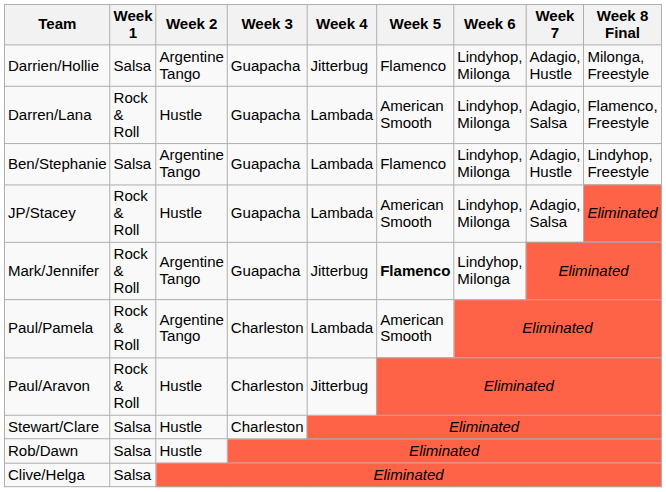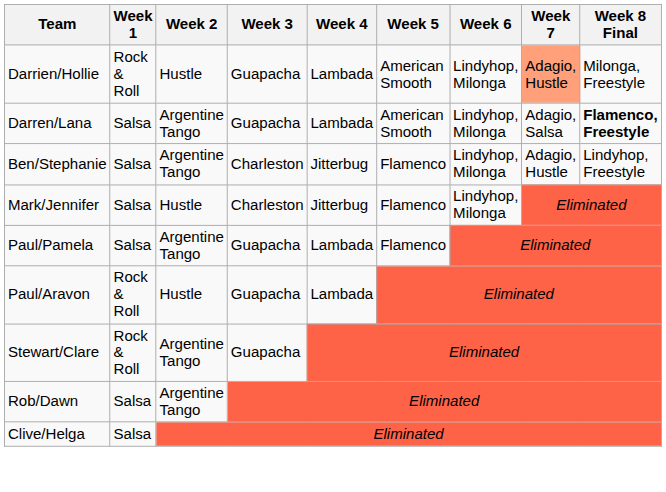(132, 65) Salsa -> (131, 74) Rock & Roll
(192, 65) Argentine Tango -> (181, 74) Hustle
(339, 65) Jitterbug -> (342, 74) Lambada
(413, 65) Flamenco -> (412, 74) American Smooth
(555, 65) no background -> (551, 74) lightsalmon background
(131, 114) Rock & Roll -> (132, 123) Salsa
(181, 114) Hustle -> (192, 123) Argentine Tango
(622, 114) normal -> (620, 123) bold
(266, 164) Guapacha -> (267, 164) Charleston
(342, 164) Lambada -> (339, 164) Jitterbug
- row: (42, 213)
(131, 271) Rock & Roll -> (132, 204) Salsa
(192, 271) Argentine Tango -> (181, 204) Hustle
(266, 271) Guapacha -> (267, 204) Charleston
(415, 271) bold -> (413, 204) normal
(131, 328) Rock & Roll -> (132, 245) Salsa
(267, 328) Charleston -> (266, 245) Guapacha
(412, 328) American Smooth -> (413, 245) Flamenco
(267, 386) Charleston -> (266, 294) Guapacha
(339, 386) Jitterbug -> (342, 294) Lambada
(132, 427) Salsa -> (131, 352) Rock & Roll
(181, 427) Hustle -> (192, 352) Argentine Tango
(267, 427) Charleston -> (266, 352) Guapacha
(181, 451) Hustle -> (192, 401) Argentine Tango
